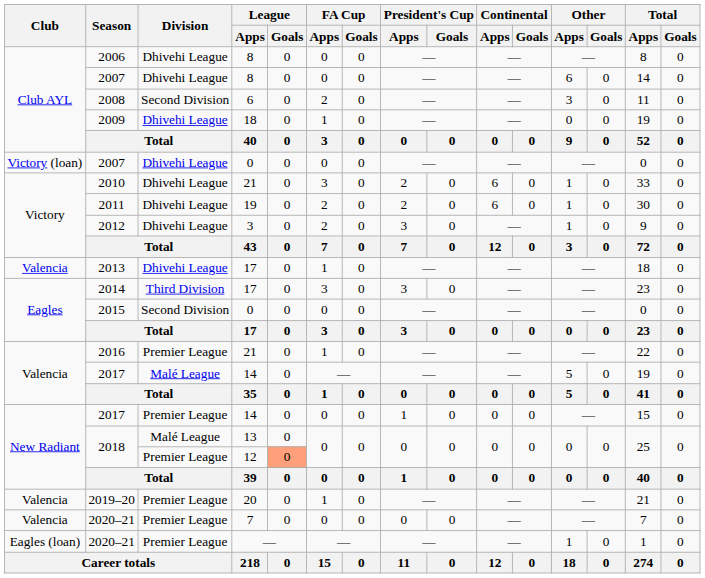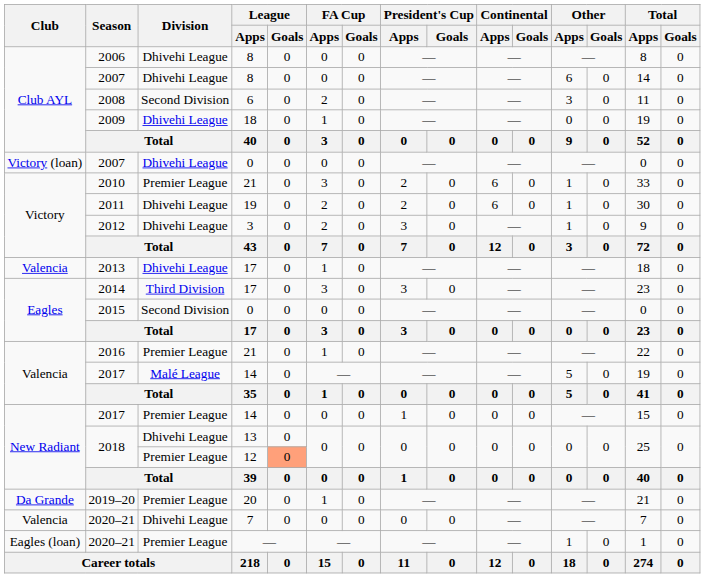(185, 183) Dhivehi League -> (185, 183) Premier League
(185, 436) Malé League -> (185, 436) Dhivehi League
(45, 499) Valencia -> (45, 499) Da Grande
(185, 520) Premier League -> (185, 520) Dhivehi League
